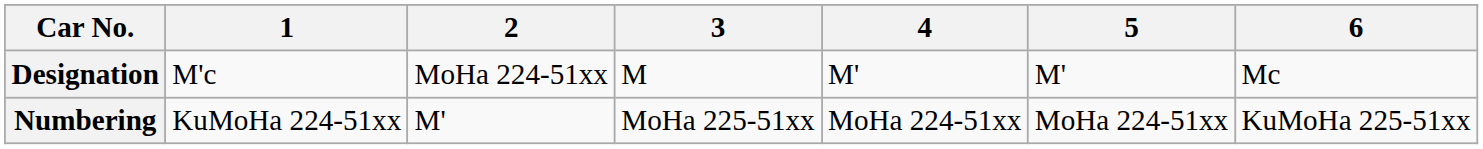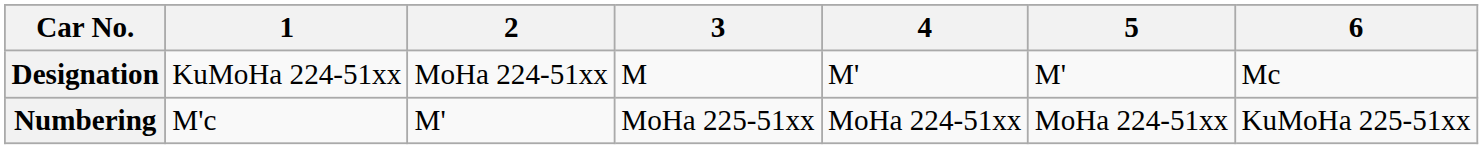(194, 73) M'c -> (287, 73) KuMoHa 224-51xx
(287, 119) KuMoHa 224-51xx -> (194, 119) M'c
